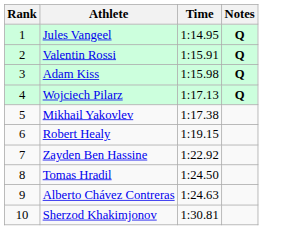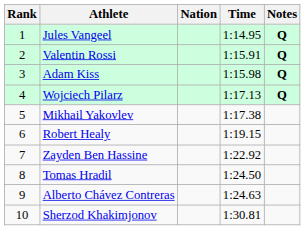+ column: (199, 14)
